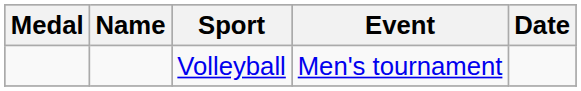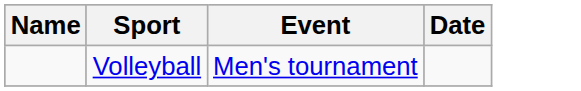- column: (47, 25)
